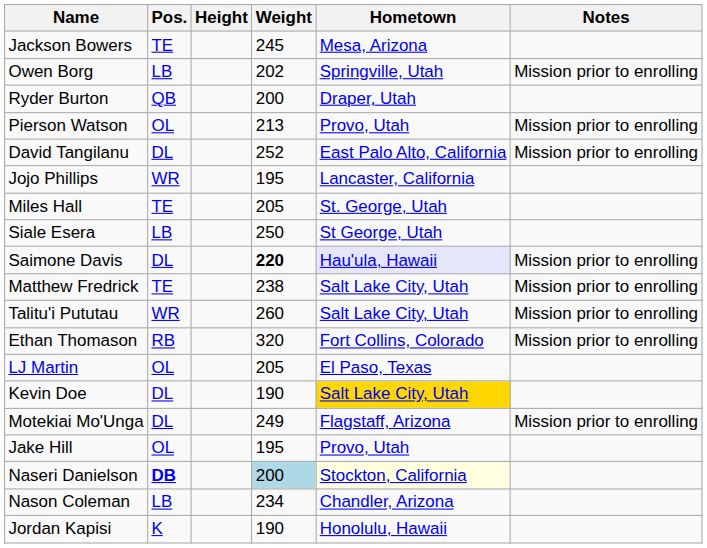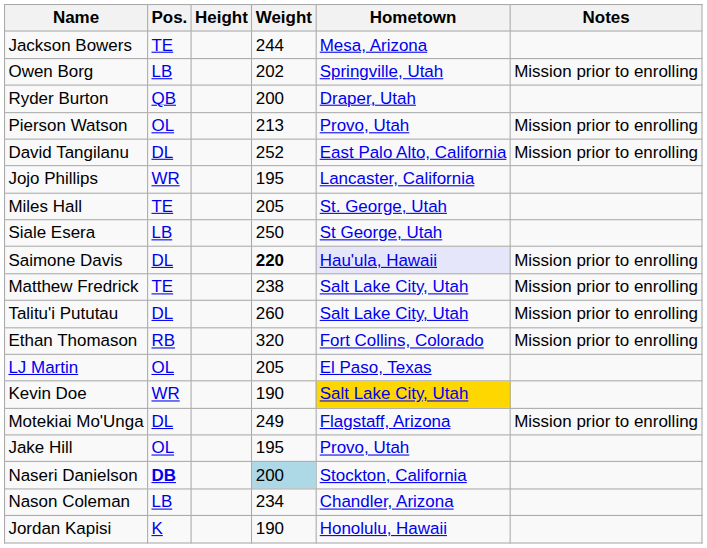(270, 44) 245 -> (270, 44) 244
(166, 313) WR -> (162, 313) DL
(162, 394) DL -> (166, 394) WR
(393, 475) lightyellow background -> (393, 475) no background
